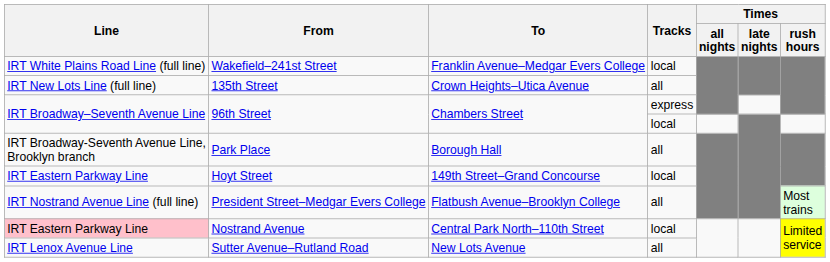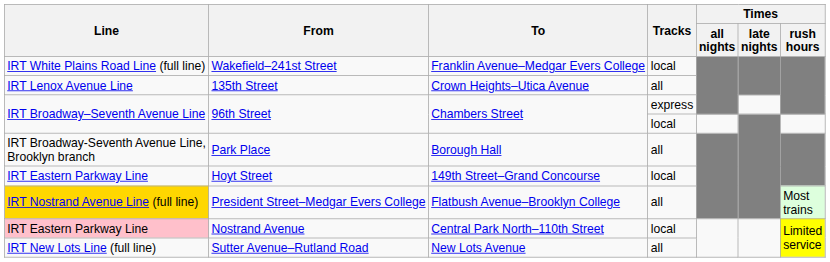(82, 86) IRT New Lots Line (full line) -> (70, 86) IRT Lenox Avenue Line
(103, 202) no background -> (103, 202) gold background
(70, 248) IRT Lenox Avenue Line -> (82, 248) IRT New Lots Line (full line)
